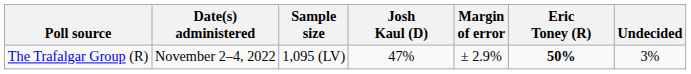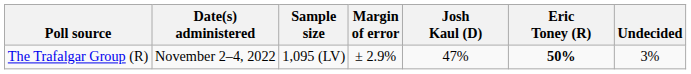columns swapped: (481, 25) <-> (401, 25)
